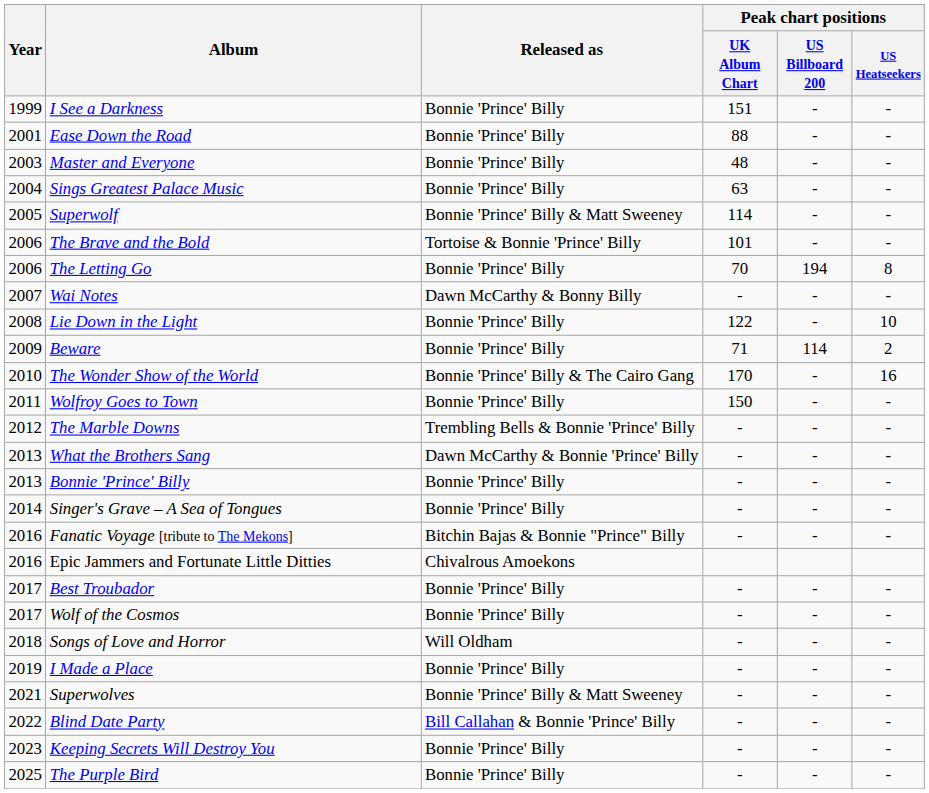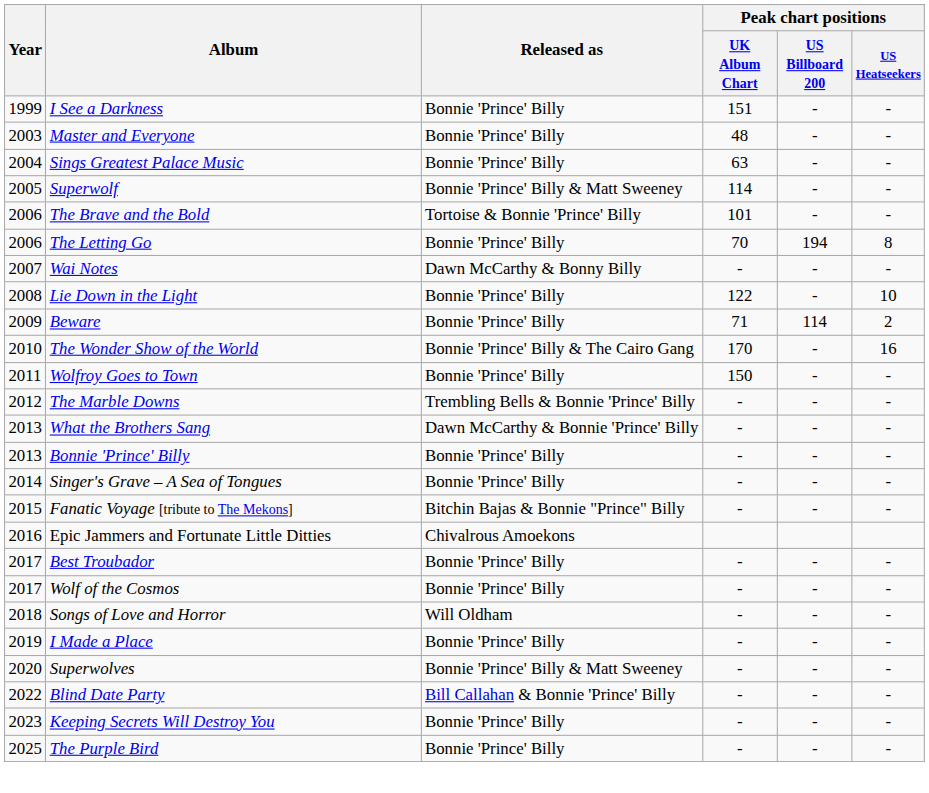- row: (120, 135)
(25, 535) 2016 -> (25, 508) 2015
(25, 695) 2021 -> (25, 668) 2020
